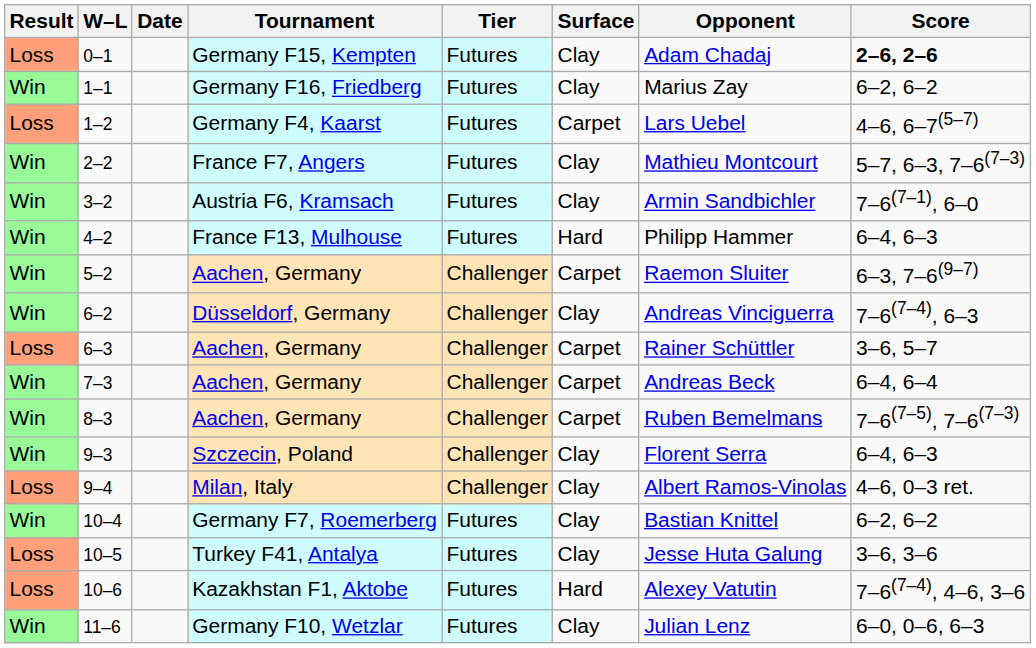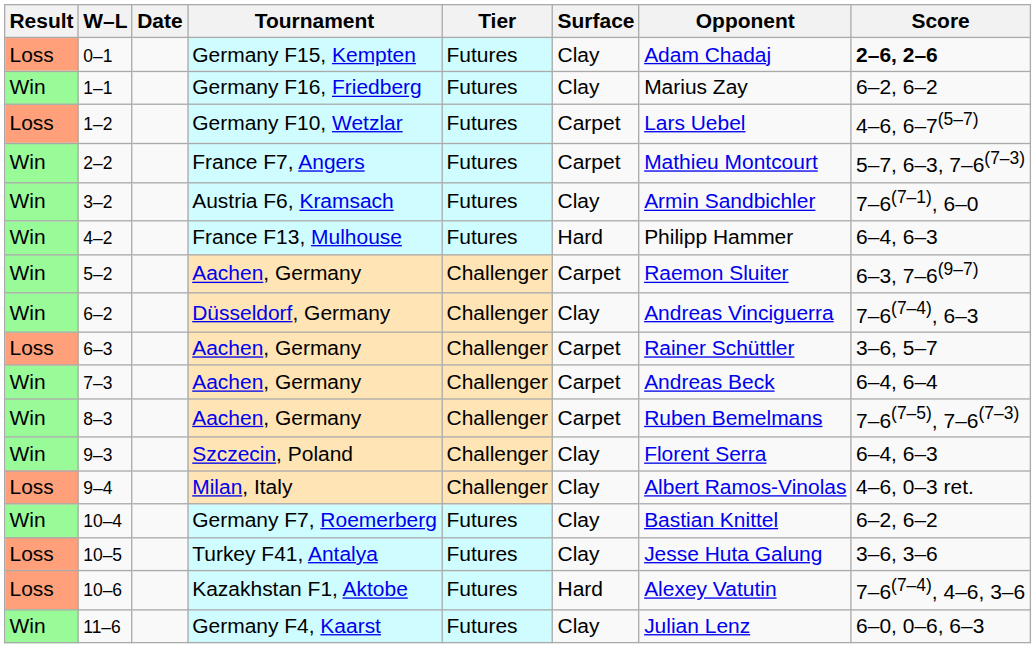(287, 123) Germany F4, Kaarst -> (297, 123) Germany F10, Wetzlar
(579, 162) Clay -> (589, 162) Carpet
(297, 625) Germany F10, Wetzlar -> (287, 625) Germany F4, Kaarst
